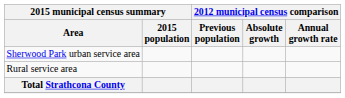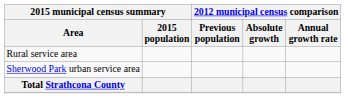rows swapped: (73, 54) <-> (42, 69)
